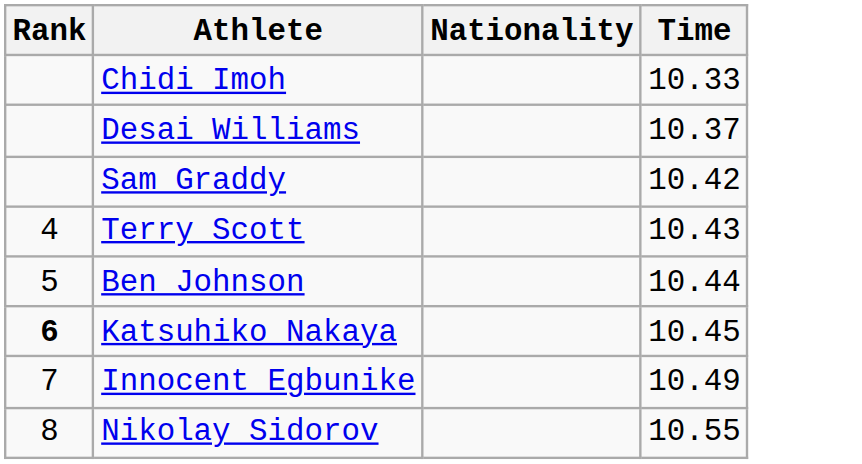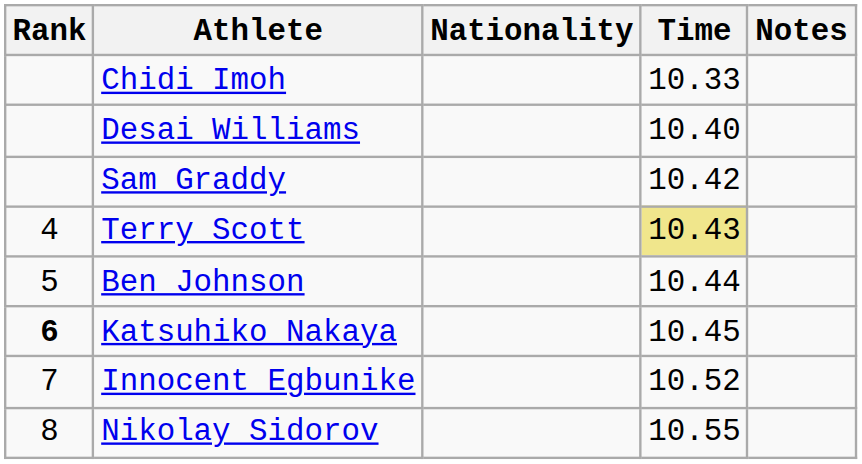+ column: (802, 30)
(694, 131) 10.37 -> (694, 131) 10.40
(694, 231) no background -> (694, 231) khaki background
(694, 382) 10.49 -> (694, 382) 10.52
